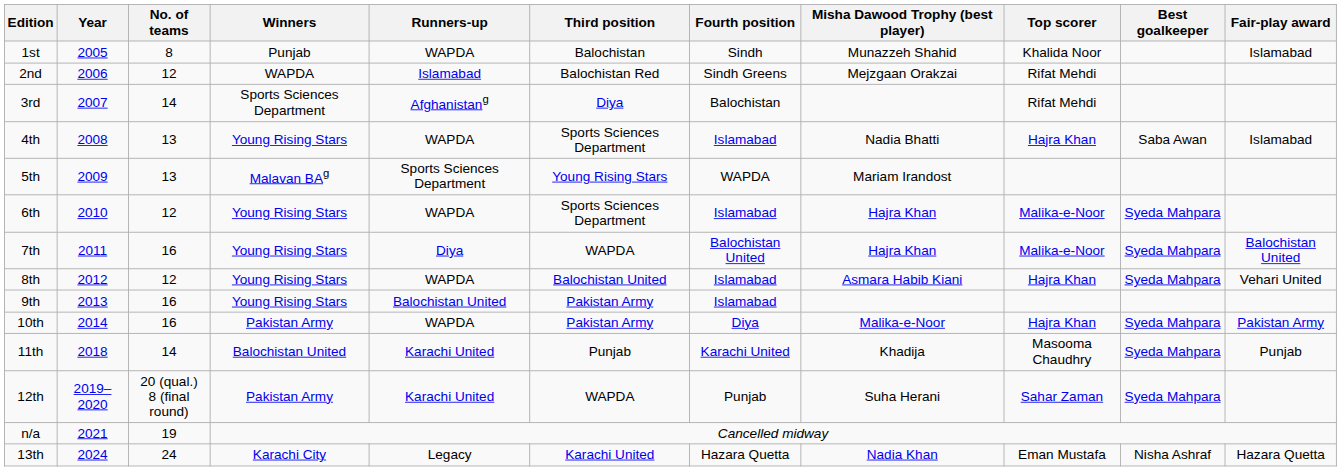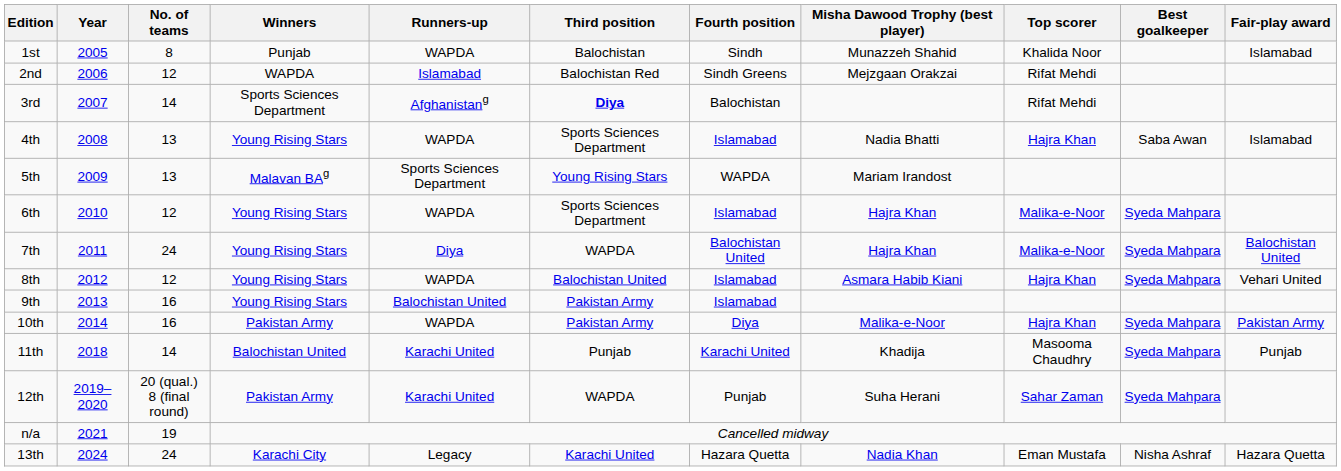(610, 102) normal -> (610, 102) bold
(169, 250) 16 -> (169, 250) 24
